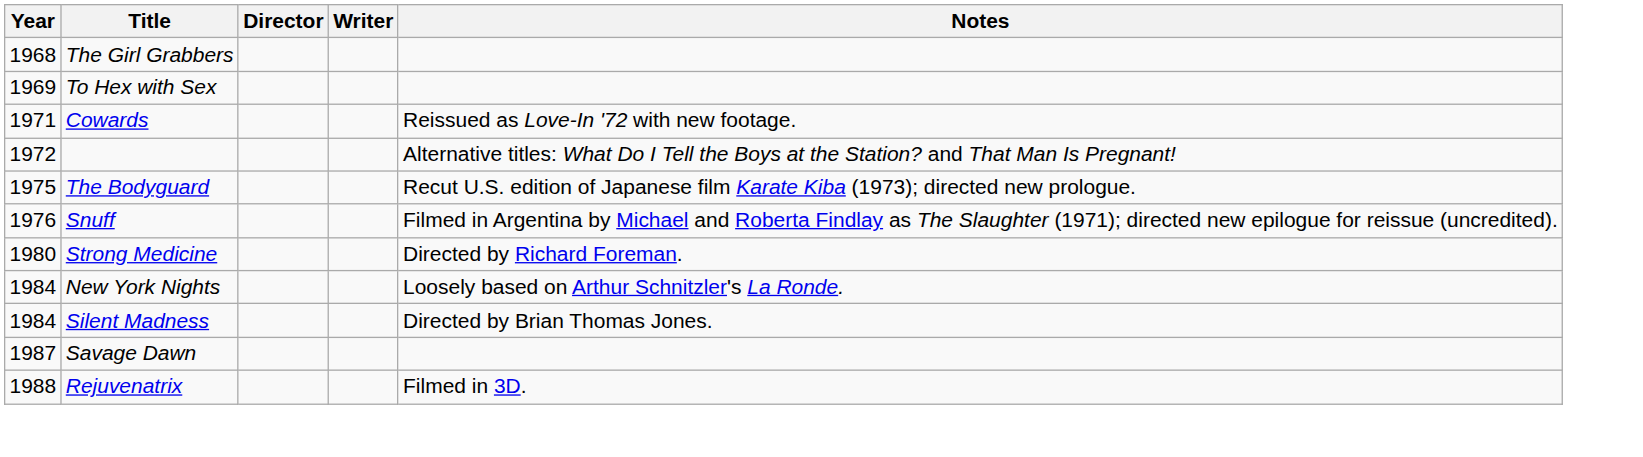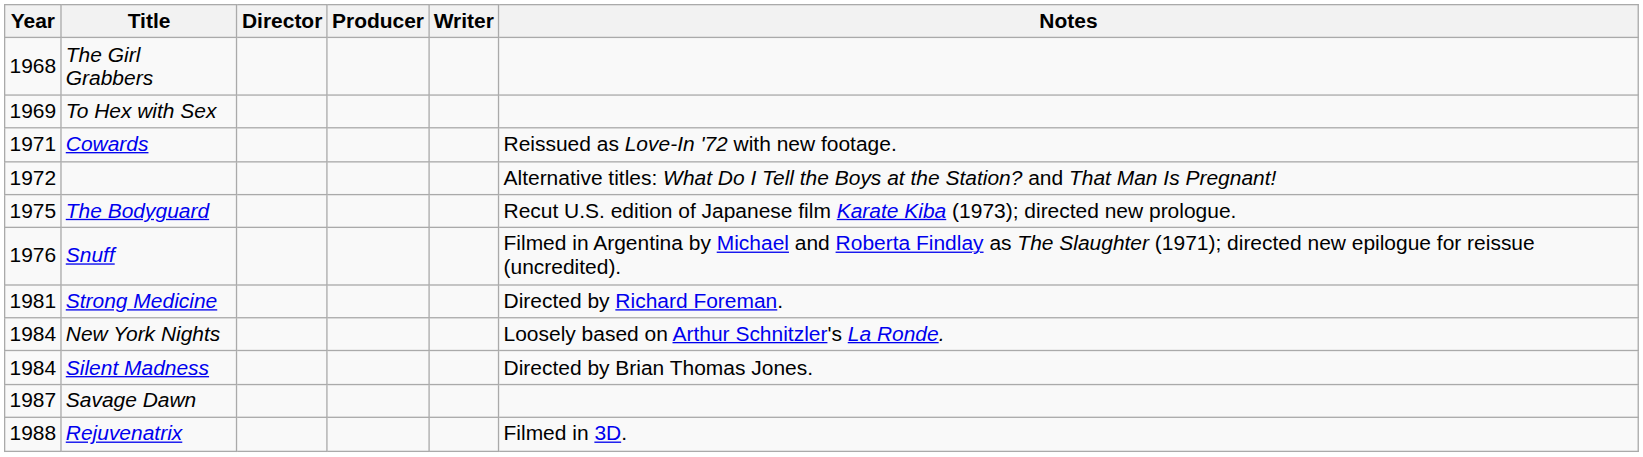+ column: (378, 21)
(33, 253) 1980 -> (33, 300) 1981
